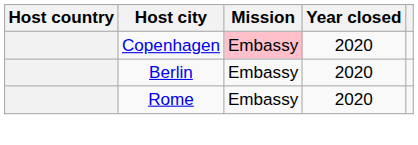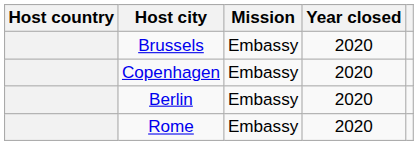+ row: (171, 45)
(263, 45) pink background -> (263, 72) no background
